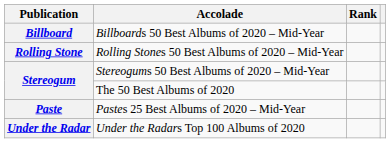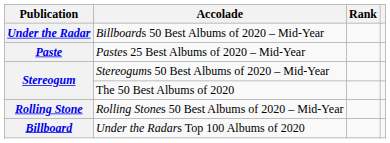(49, 33) Billboard -> (49, 33) Under the Radar
rows swapped: (201, 109) <-> (220, 52)
(49, 128) Under the Radar -> (49, 128) Billboard
